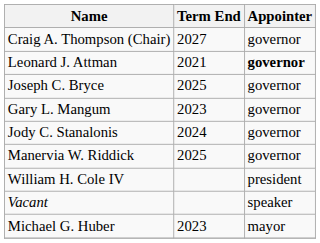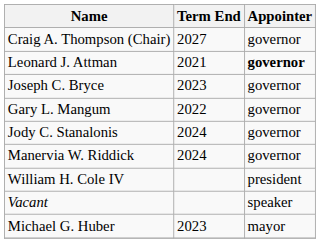(192, 86) 2025 -> (192, 86) 2023
(192, 109) 2023 -> (192, 109) 2022
(192, 156) 2025 -> (192, 156) 2024
